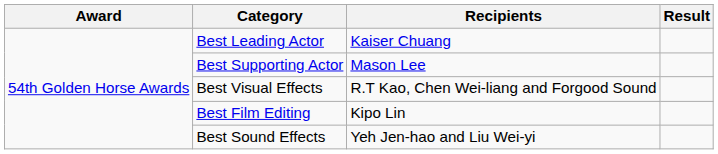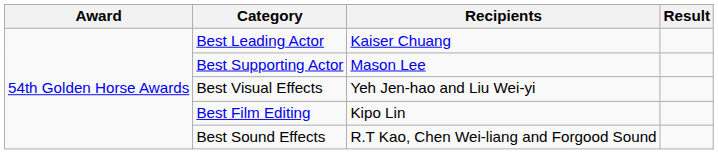(503, 88) R.T Kao, Chen Wei-liang and Forgood Sound -> (443, 88) Yeh Jen-hao and Liu Wei-yi
(443, 137) Yeh Jen-hao and Liu Wei-yi -> (503, 137) R.T Kao, Chen Wei-liang and Forgood Sound
